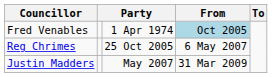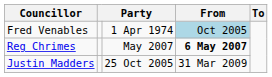(139, 47) 25 Oct 2005 -> (148, 47) May 2007
(216, 47) normal -> (216, 47) bold
(148, 64) May 2007 -> (139, 64) 25 Oct 2005
